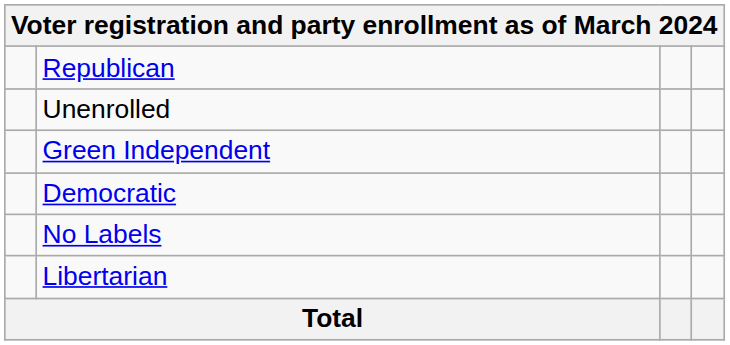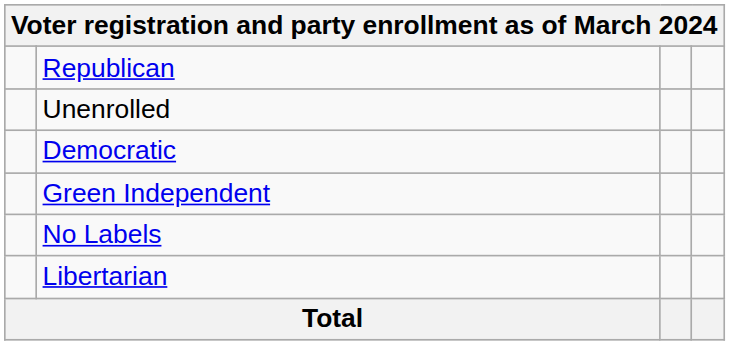rows swapped: (109, 192) <-> (156, 151)
